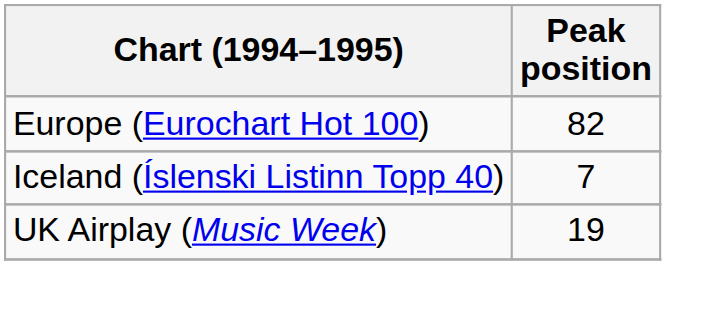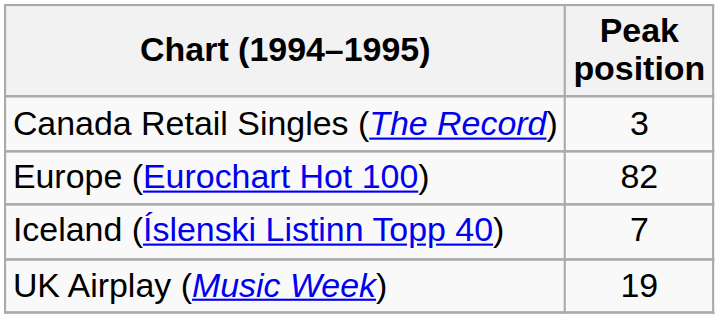+ row: (285, 123)
